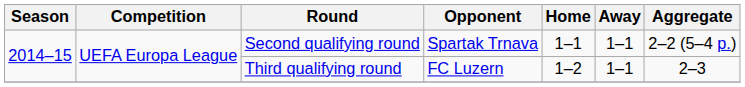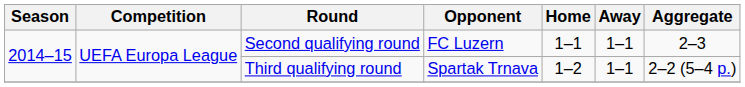(483, 43) Spartak Trnava -> (465, 43) FC Luzern
(692, 43) 2–2 (5–4 p.) -> (692, 43) 2–3
(465, 69) FC Luzern -> (483, 69) Spartak Trnava
(692, 69) 2–3 -> (692, 69) 2–2 (5–4 p.)
